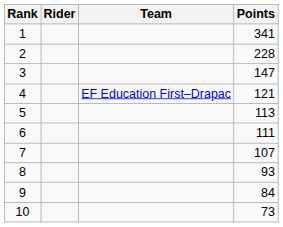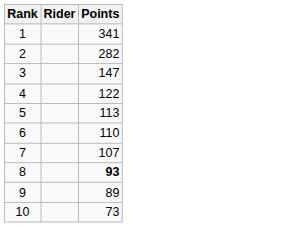- column: (156, 14)
(264, 53) 228 -> (109, 53) 282
(264, 93) 121 -> (109, 93) 122
(265, 133) 111 -> (109, 133) 110
(268, 172) normal -> (112, 172) bold
(268, 192) 84 -> (112, 192) 89
